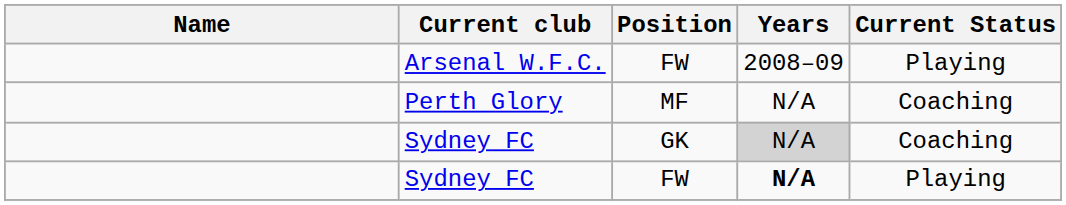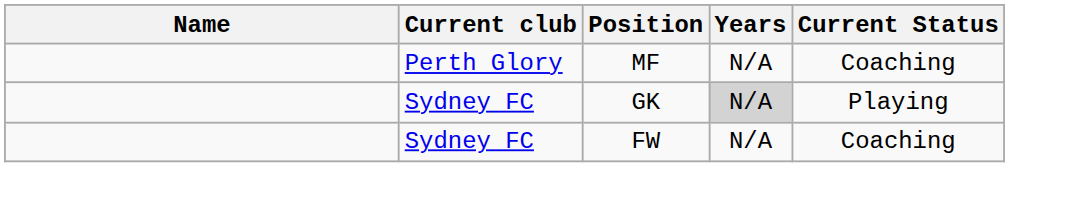- row: (505, 63)
(956, 141) Coaching -> (898, 102) Playing
(794, 180) bold -> (750, 141) normal
(956, 180) Playing -> (898, 141) Coaching
